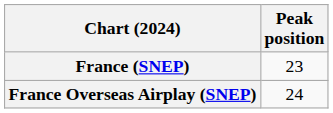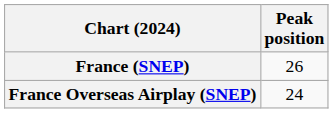(294, 66) 23 -> (294, 66) 26
